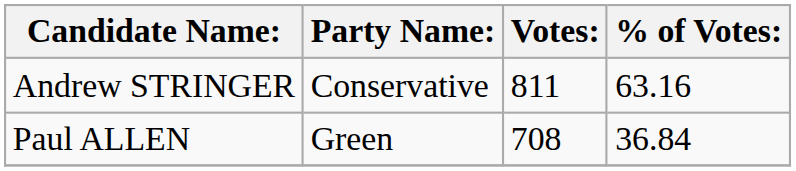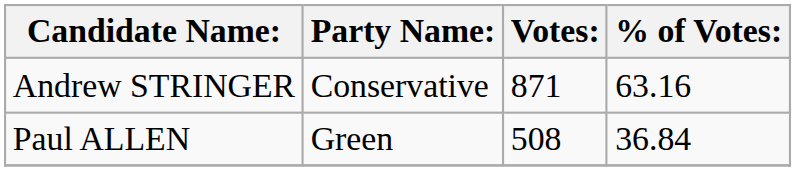(536, 84) 811 -> (536, 84) 871
(536, 138) 708 -> (536, 138) 508
